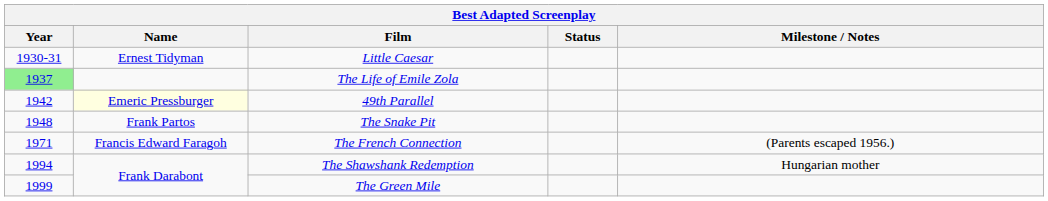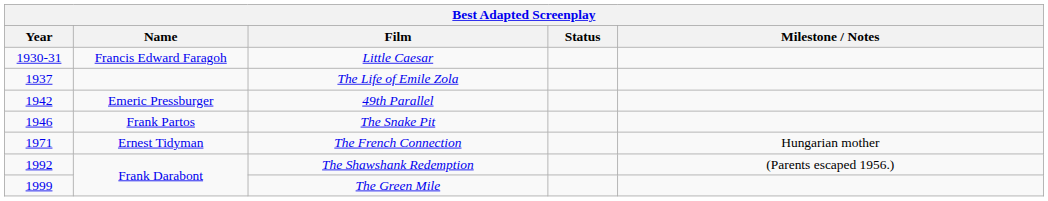(161, 57) Ernest Tidyman -> (161, 57) Francis Edward Faragoh
(39, 79) lightgreen background -> (39, 79) no background
(161, 100) lightyellow background -> (161, 100) no background
(39, 121) 1948 -> (39, 121) 1946
(161, 143) Francis Edward Faragoh -> (161, 143) Ernest Tidyman
(830, 143) (Parents escaped 1956.) -> (830, 143) Hungarian mother
(39, 164) 1994 -> (39, 164) 1992
(830, 164) Hungarian mother -> (830, 164) (Parents escaped 1956.)
